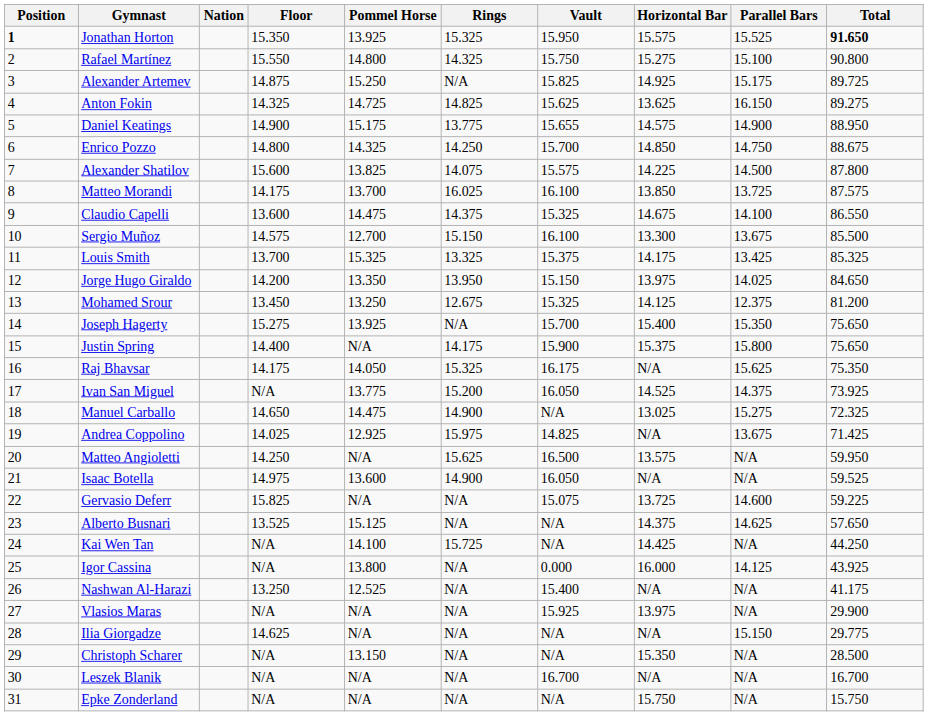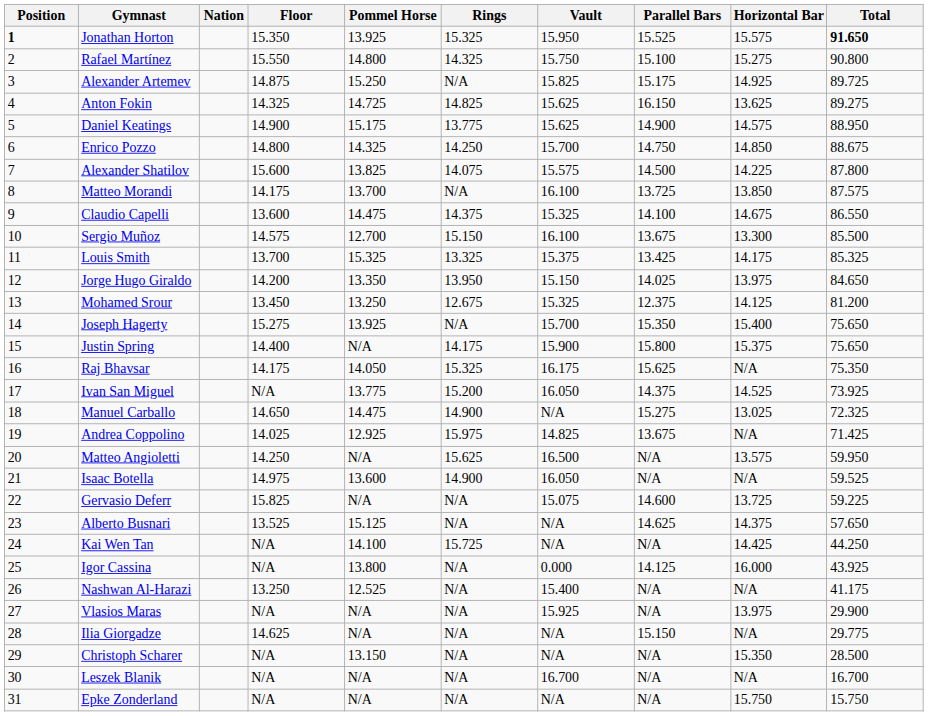columns swapped: (779, 15) <-> (682, 15)
(560, 125) 15.655 -> (560, 125) 15.625
(463, 192) 16.025 -> (456, 192) N/A
